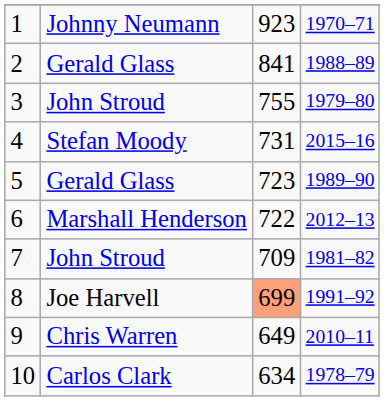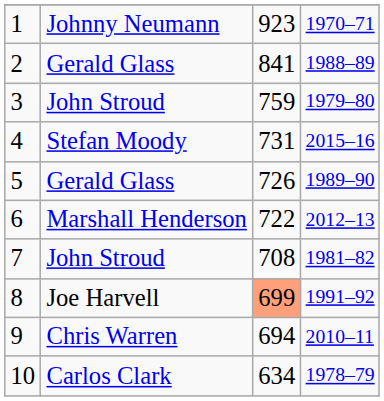(277, 102) 755 -> (277, 102) 759
(277, 180) 723 -> (277, 180) 726
(277, 258) 709 -> (277, 258) 708
(277, 336) 649 -> (277, 336) 694
